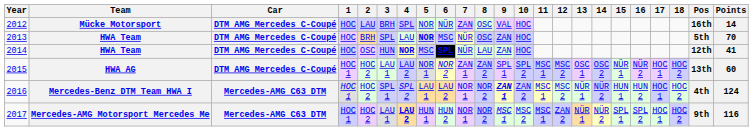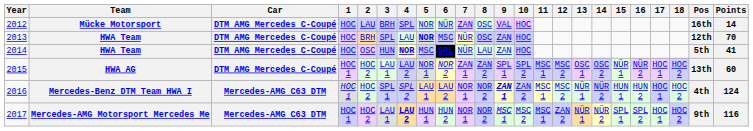(701, 38) 5th -> (701, 38) 12th
(701, 51) 12th -> (701, 51) 5th
